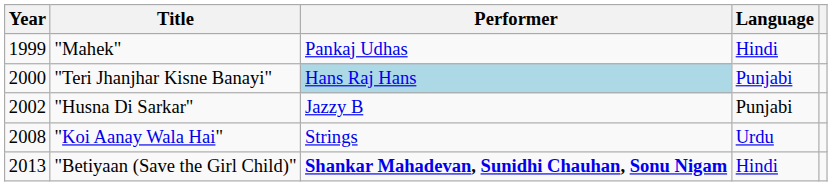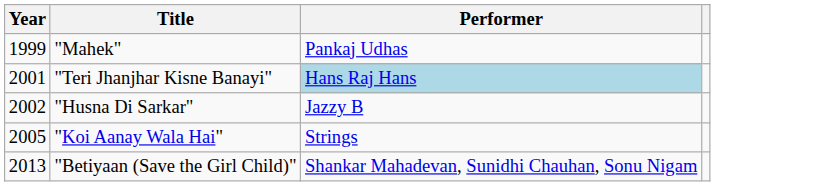- column: (775, 19)
(27, 78) 2000 -> (27, 78) 2001
(27, 136) 2008 -> (27, 136) 2005
(516, 166) bold -> (501, 166) normal
